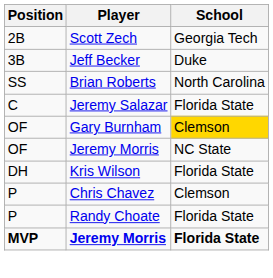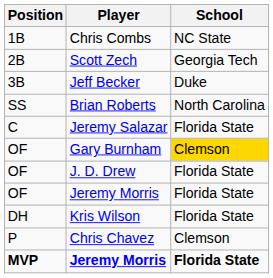+ row: (16, 37)
+ row: (17, 171)
(203, 149) NC State -> (214, 194) Florida State
- row: (12, 216)
